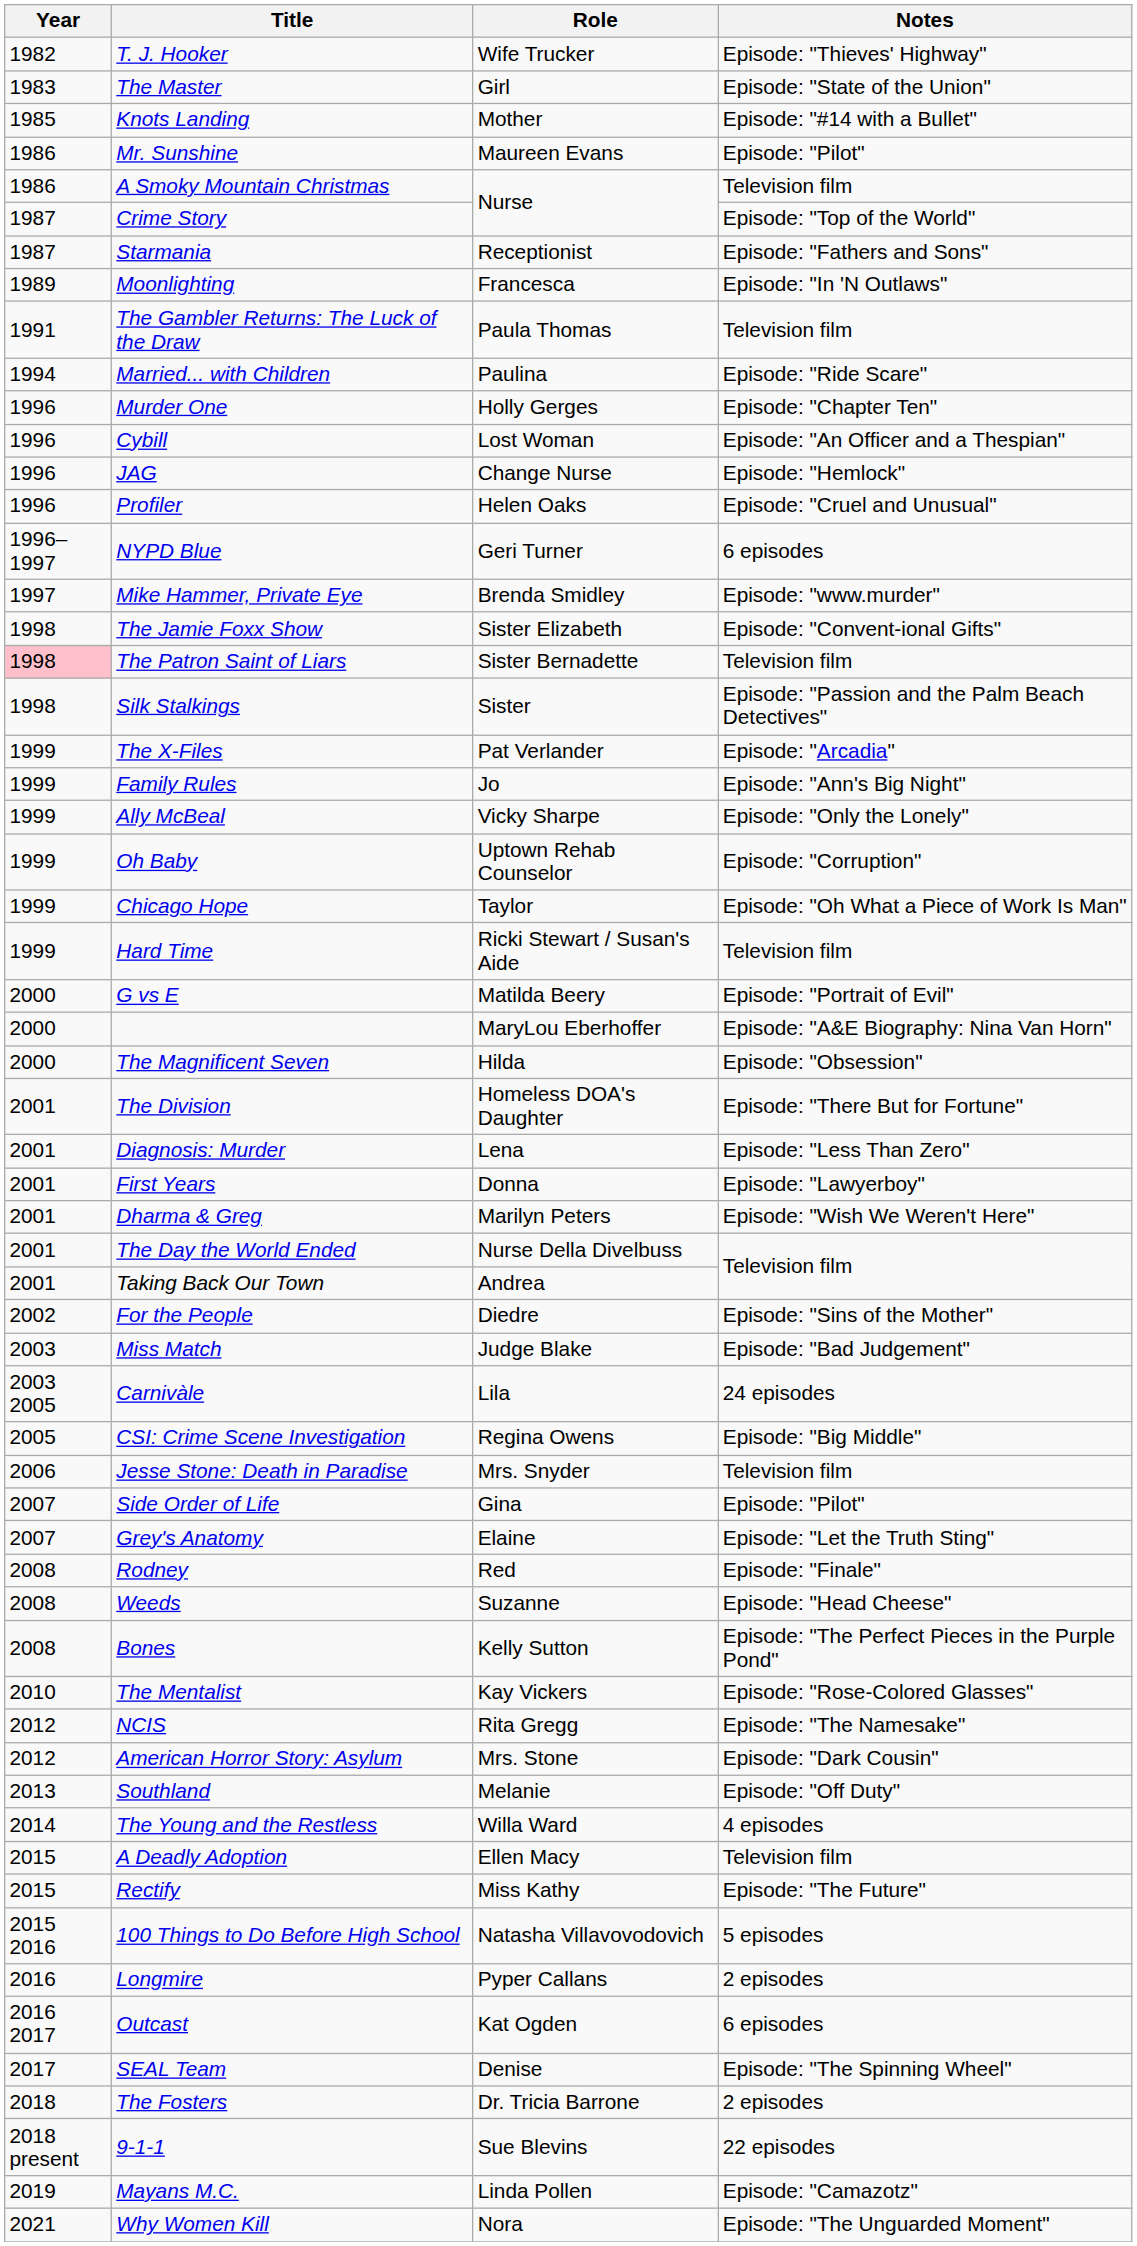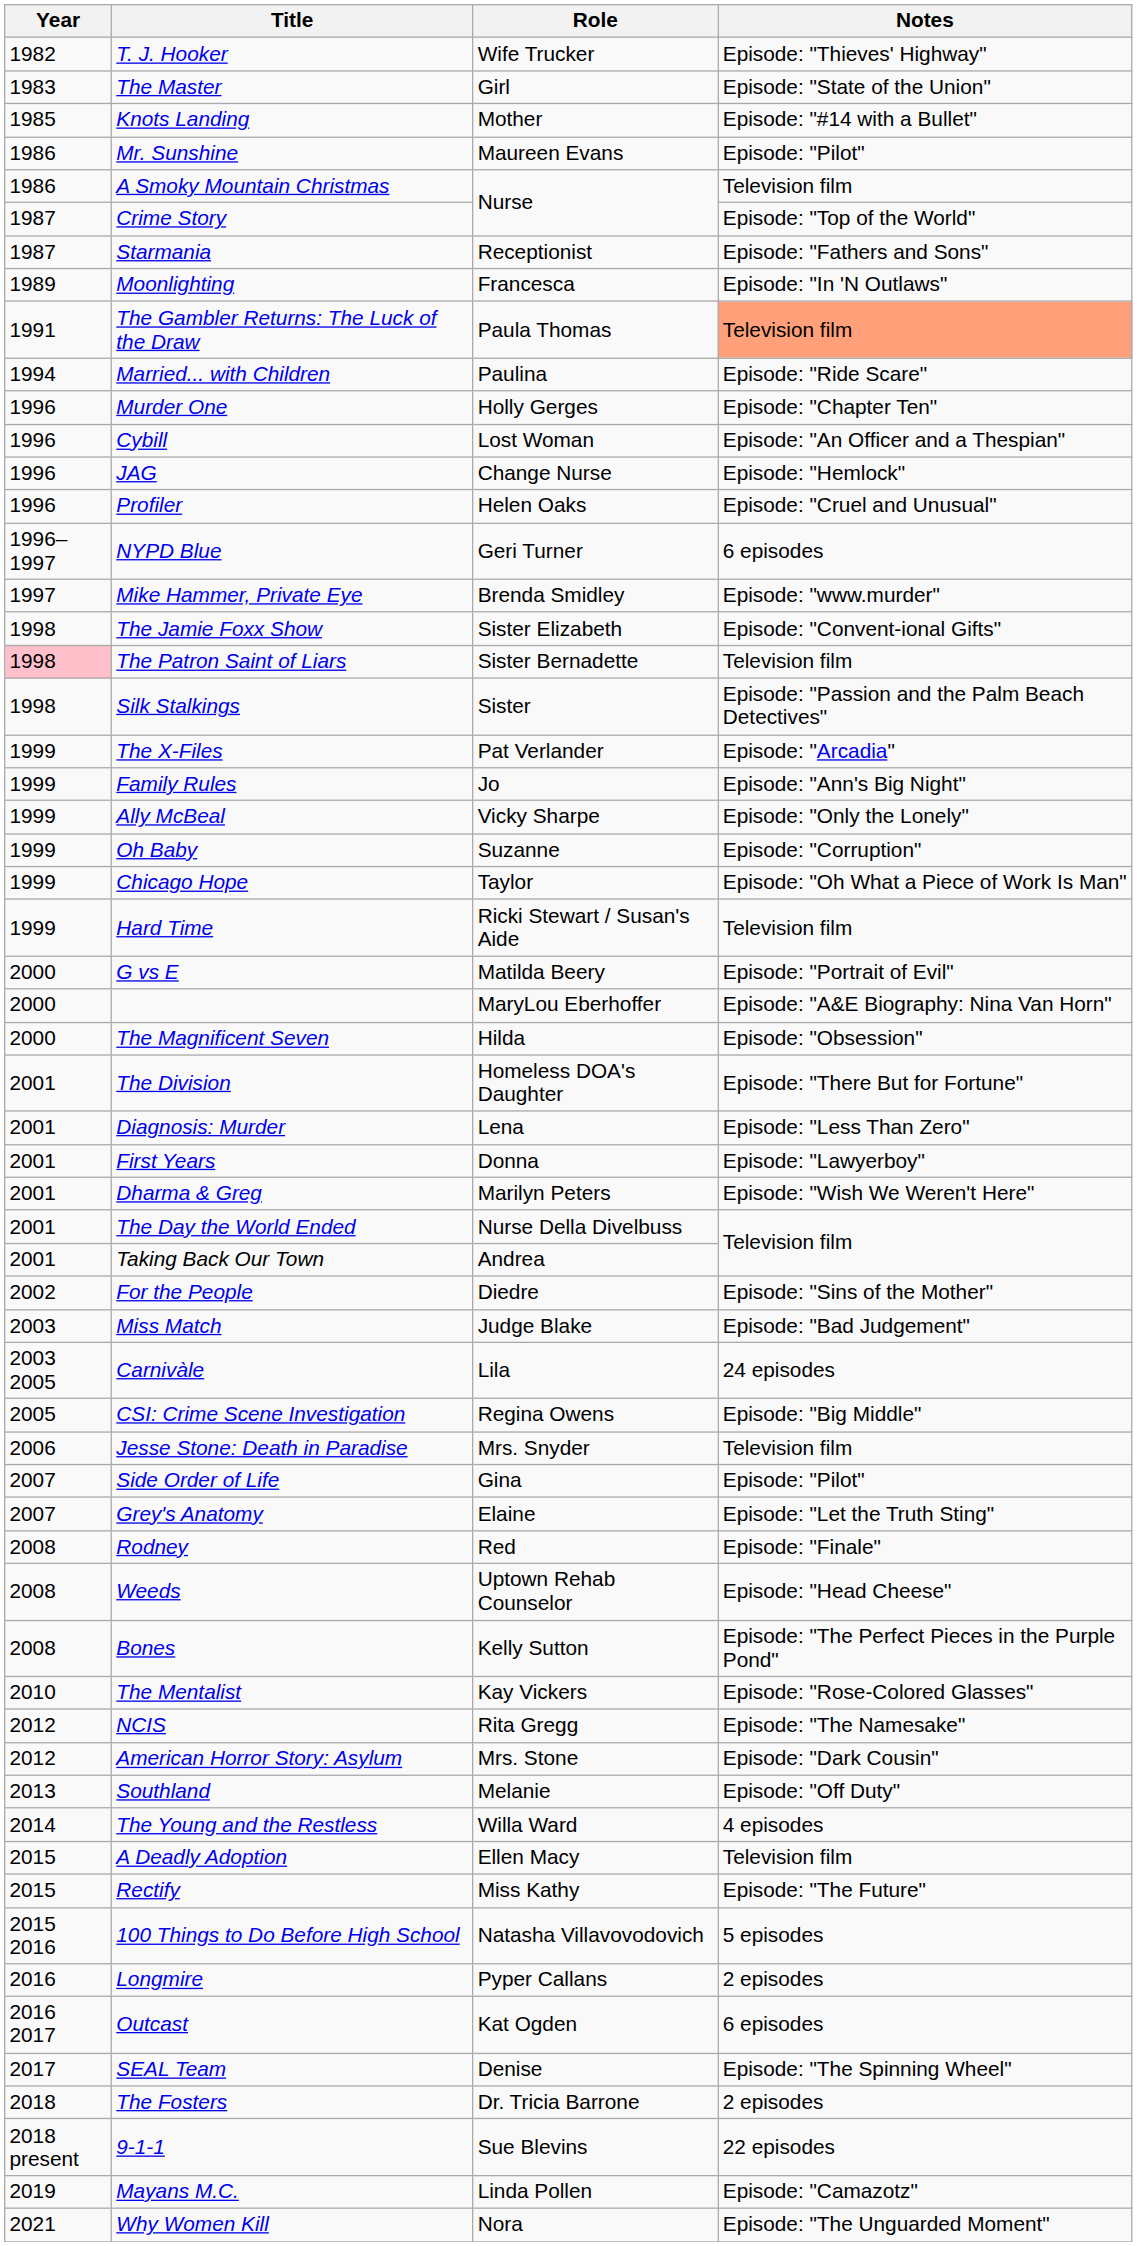(787, 329) no background -> (787, 329) lightsalmon background
(546, 861) Uptown Rehab Counselor -> (519, 849) Suzanne
(519, 1603) Suzanne -> (546, 1591) Uptown Rehab Counselor
